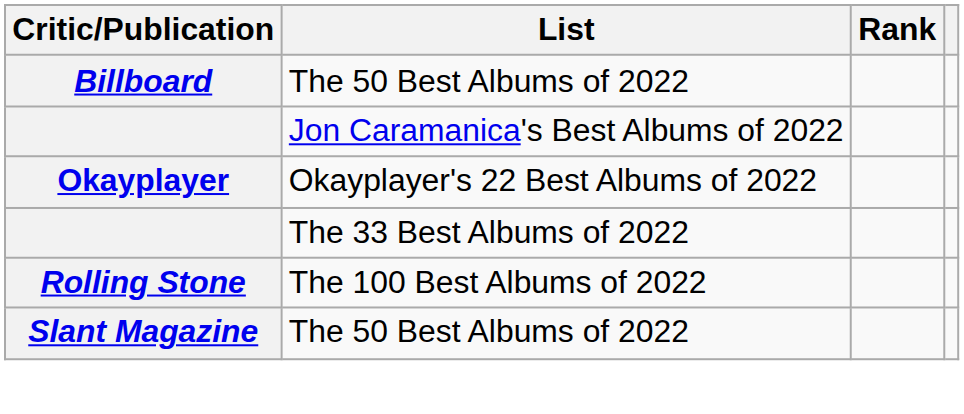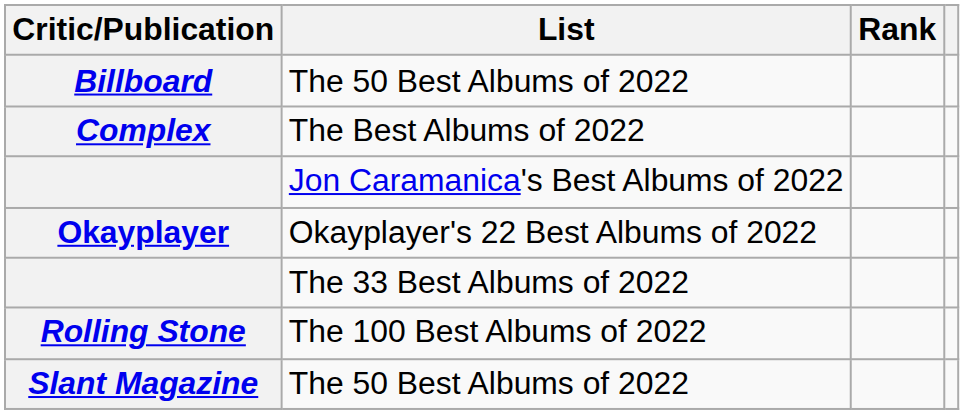+ row: (143, 130)
